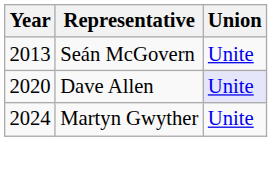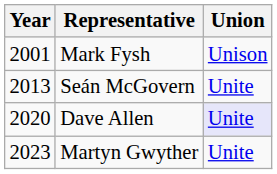+ row: (105, 53)
(30, 119) 2024 -> (30, 151) 2023
